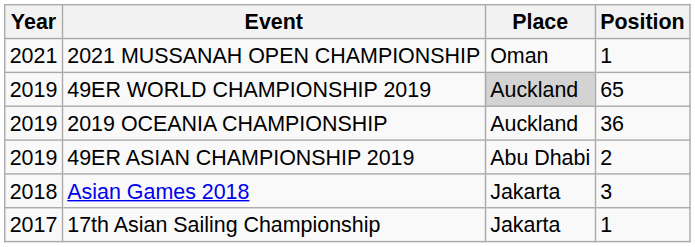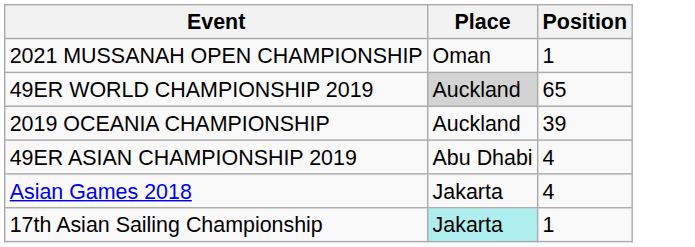- column: (34, 22)
(612, 124) 36 -> (554, 124) 39
(606, 158) 2 -> (549, 158) 4
(606, 191) 3 -> (549, 191) 4
(525, 225) no background -> (468, 225) paleturquoise background
